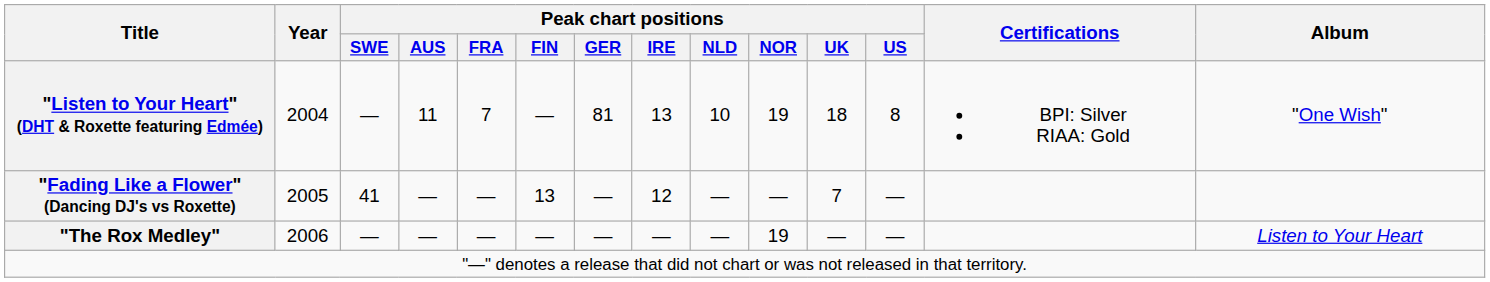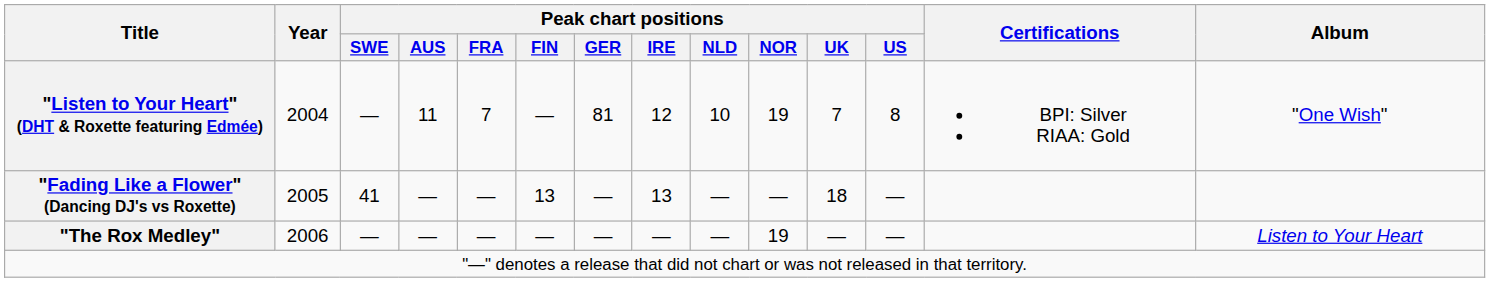(661, 115) 13 -> (661, 115) 12
(837, 115) 18 -> (837, 115) 7
(661, 195) 12 -> (661, 195) 13
(837, 195) 7 -> (837, 195) 18
